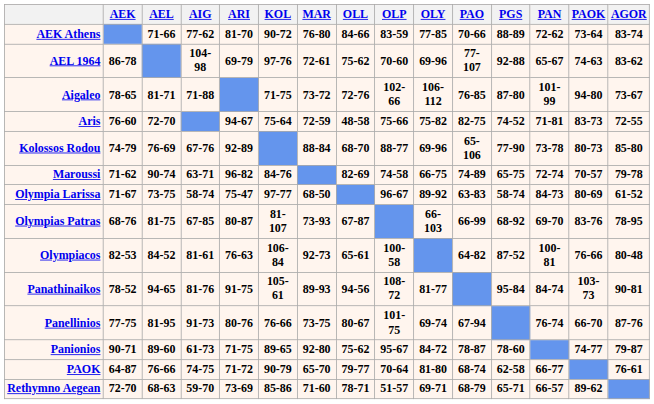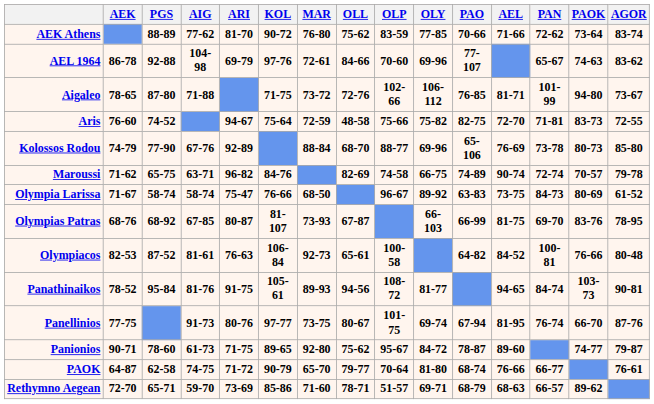columns swapped: (161, 14) <-> (511, 14)
(355, 34) 84-66 -> (355, 34) 75-62
(355, 61) 75-62 -> (355, 61) 84-66
(278, 195) 97-77 -> (278, 195) 76-66
(278, 323) 76-66 -> (278, 323) 97-77
